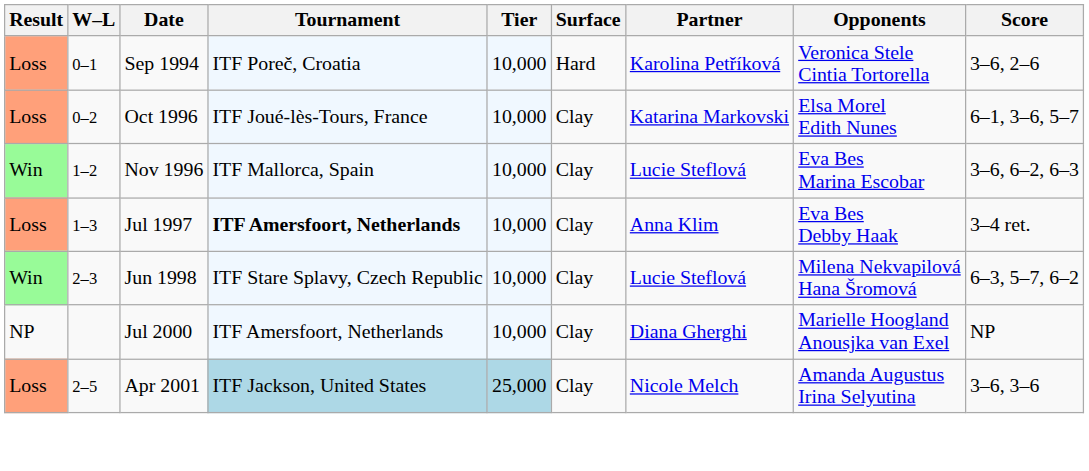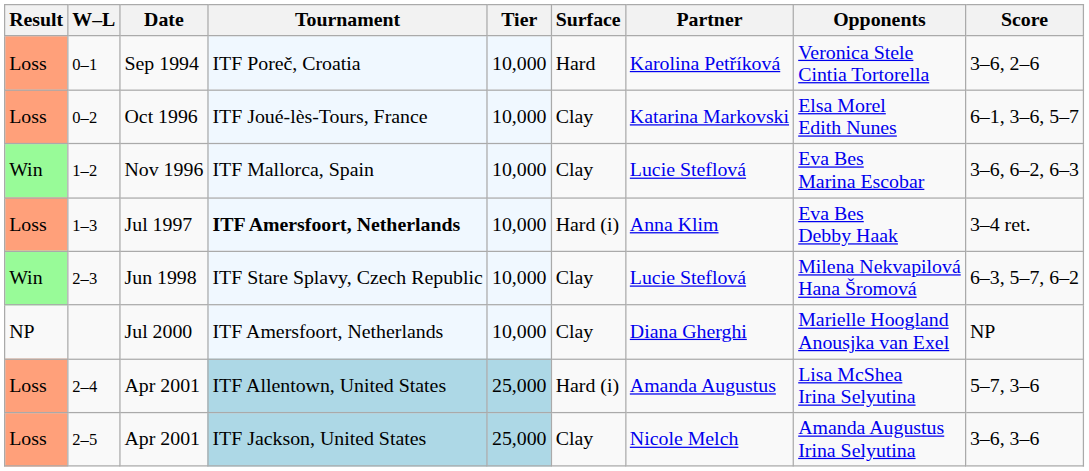(574, 224) Clay -> (587, 224) Hard (i)
+ row: (85, 386)
